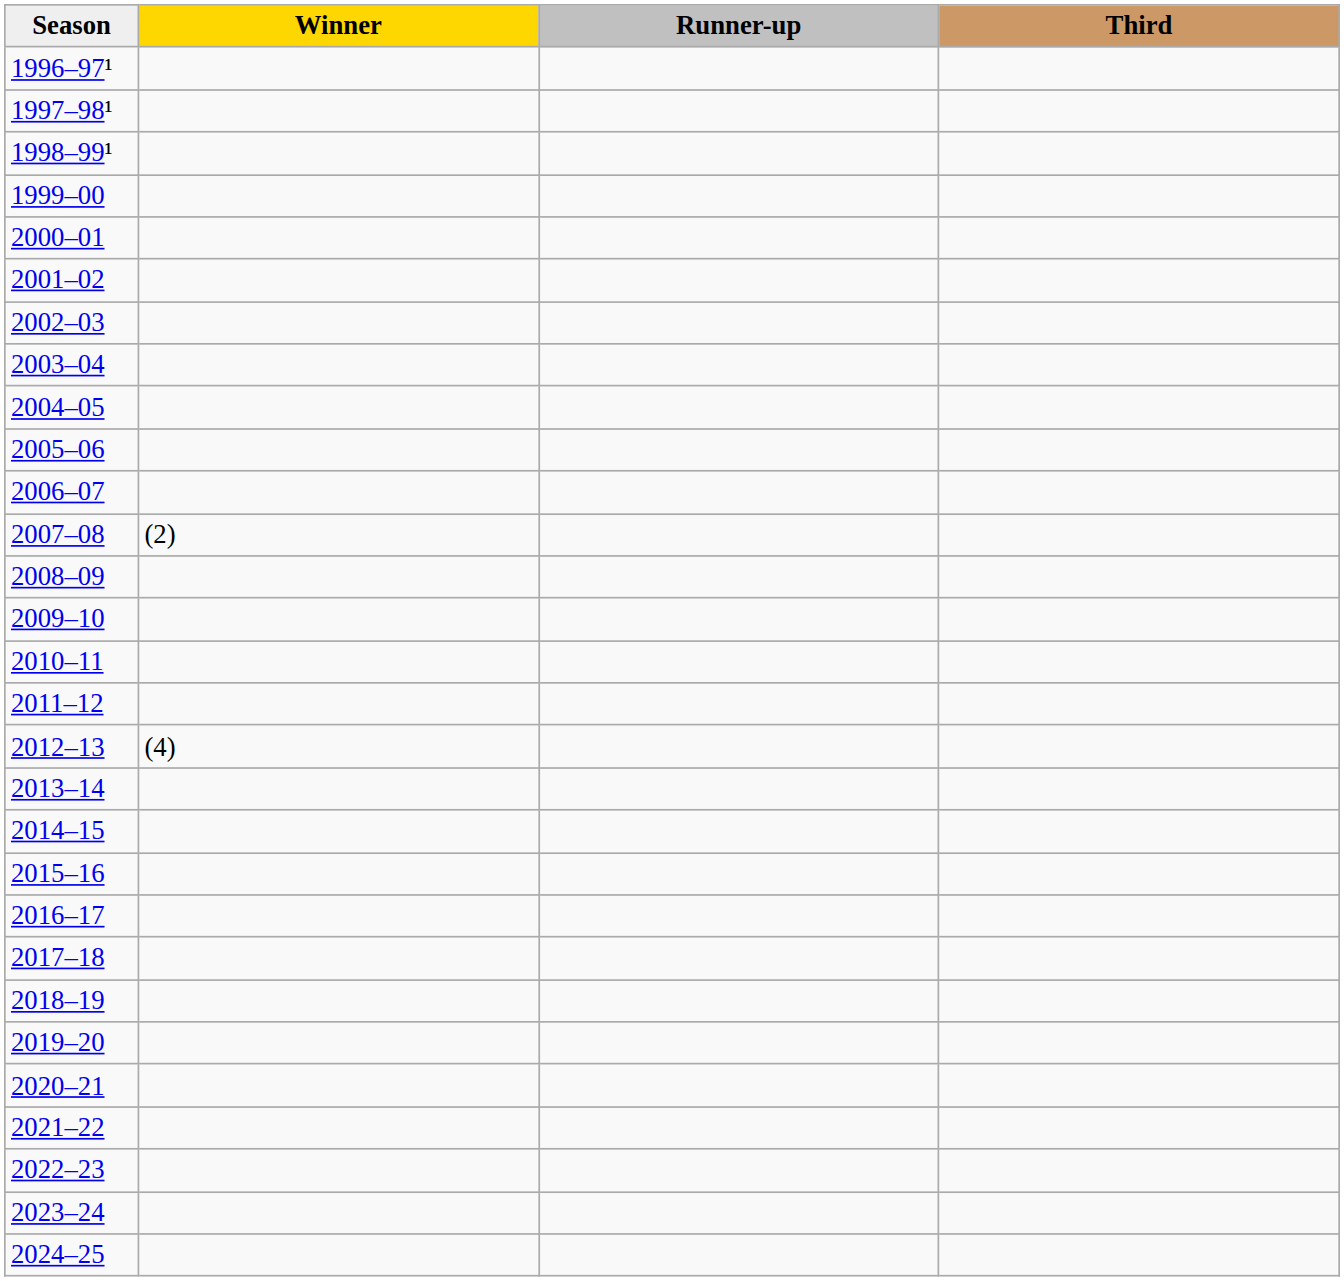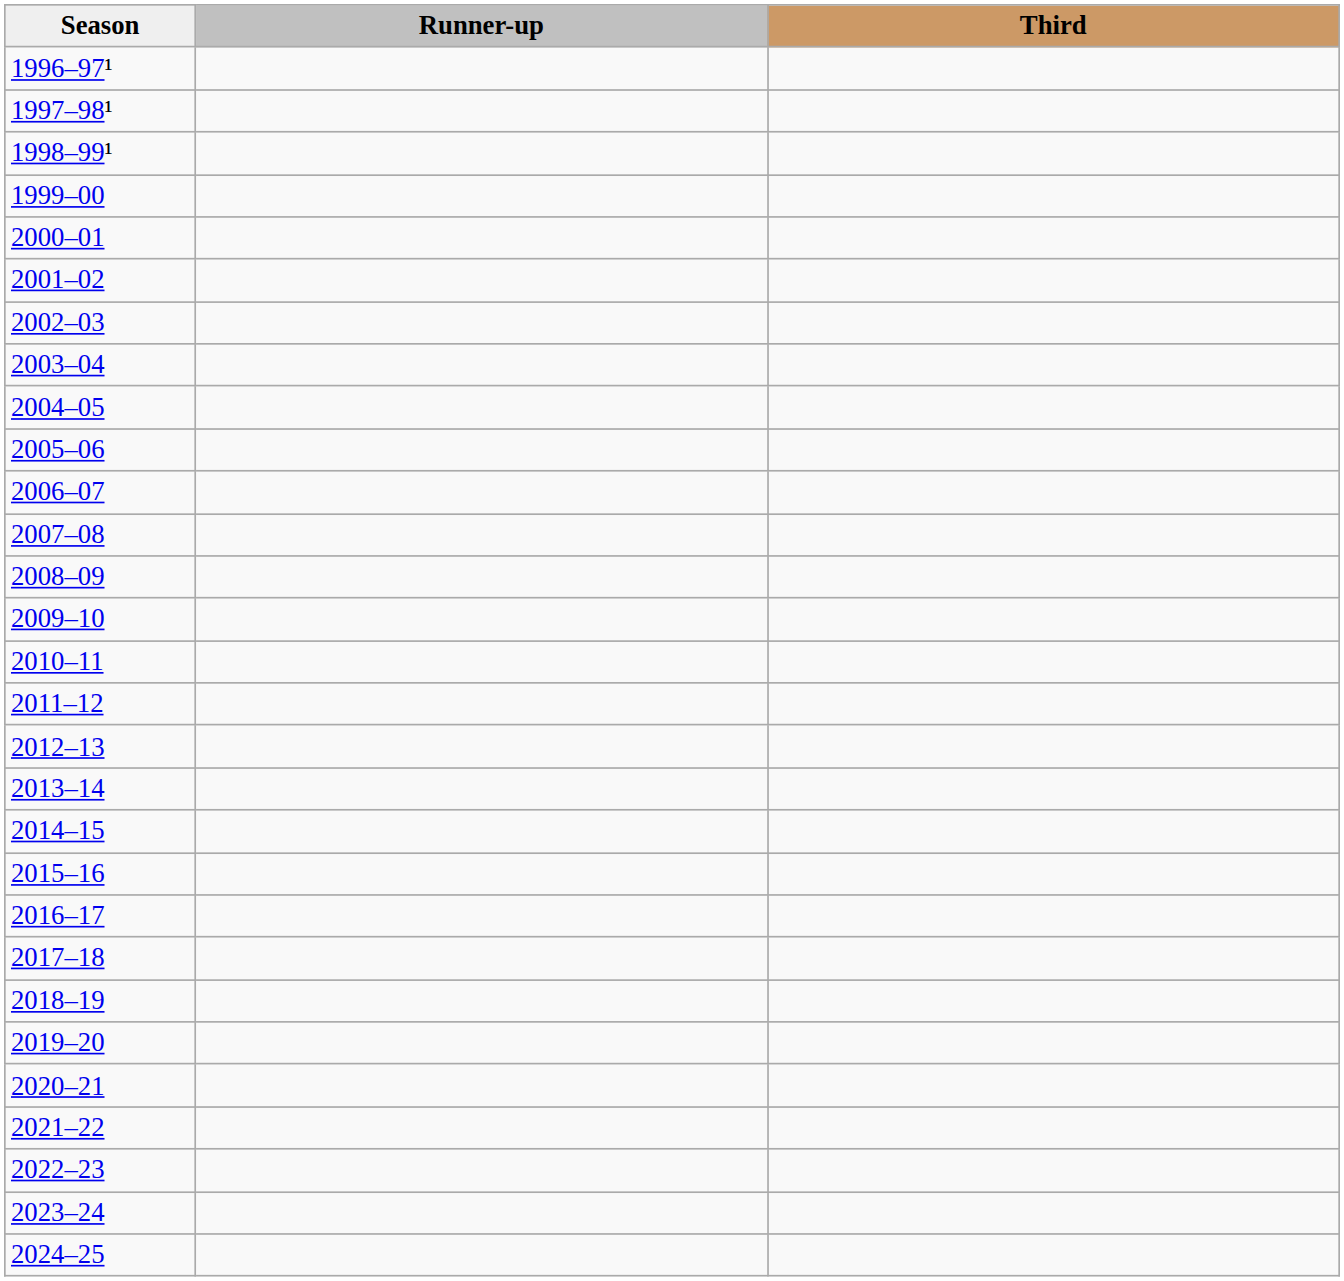- column: (338, 25)
